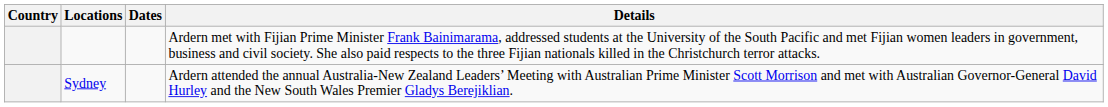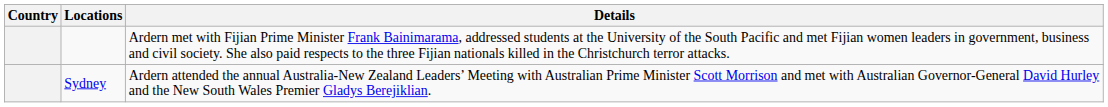- column: (145, 15)
